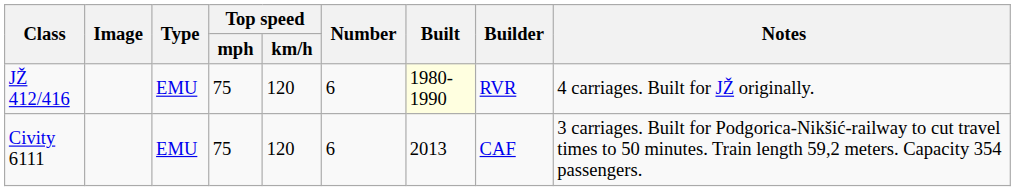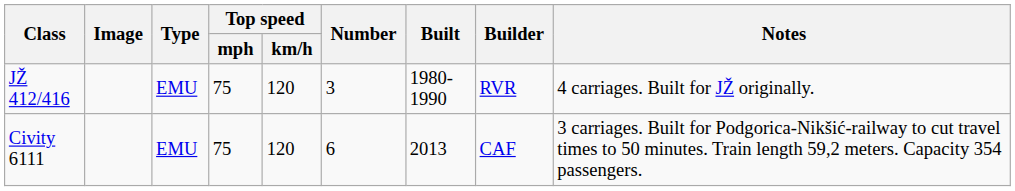(330, 88) 6 -> (330, 88) 3
(431, 88) lightyellow background -> (431, 88) no background
